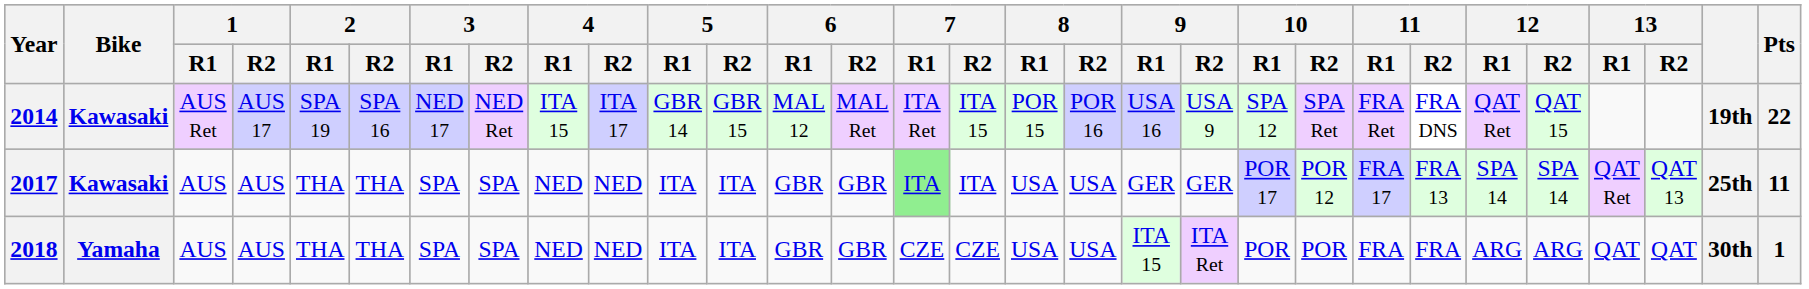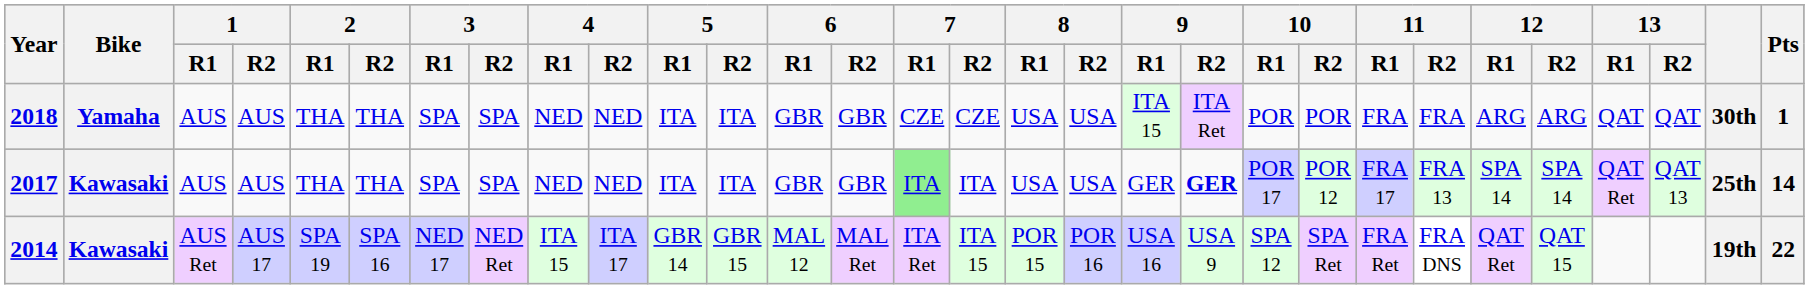rows swapped: (34, 116) <-> (34, 249)
(1210, 183) normal -> (1211, 183) bold
(1779, 183) 11 -> (1783, 183) 14
